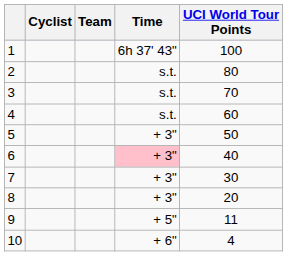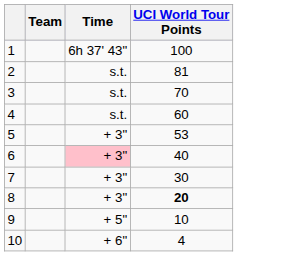- column: (50, 22)
(231, 72) 80 -> (181, 72) 81
(231, 135) 50 -> (181, 135) 53
(231, 198) normal -> (181, 198) bold
(231, 219) 11 -> (181, 219) 10
